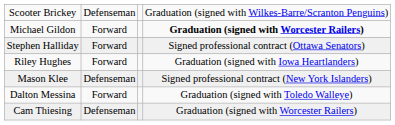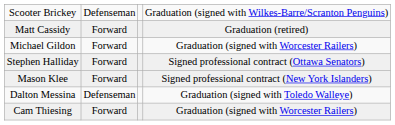+ row: (43, 29)
(267, 29) bold -> (267, 45) normal
- row: (43, 62)
(109, 78) Defenseman -> (109, 78) Forward
(109, 95) Forward -> (109, 95) Defenseman
(109, 111) Defenseman -> (109, 111) Forward
